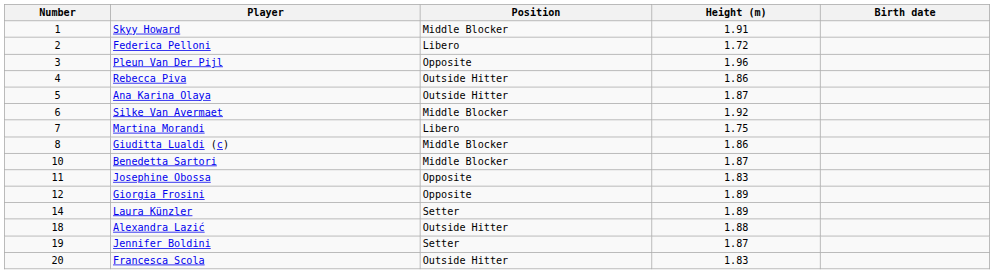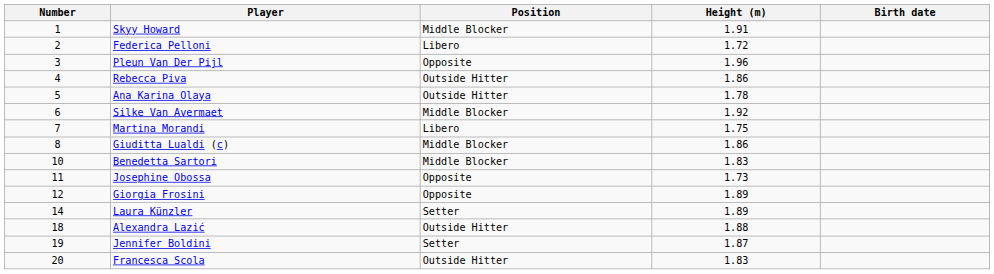(736, 95) 1.87 -> (736, 95) 1.78
(736, 161) 1.87 -> (736, 161) 1.83
(736, 178) 1.83 -> (736, 178) 1.73
